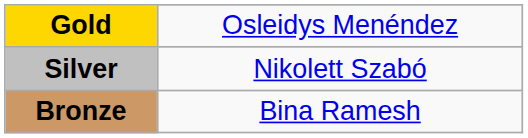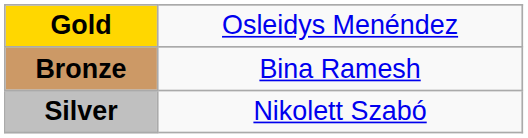rows swapped: (81, 68) <-> (81, 111)
